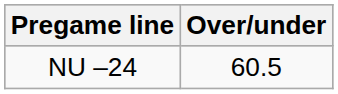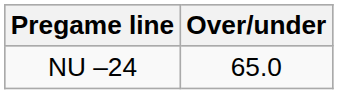(256, 66) 60.5 -> (256, 66) 65.0
